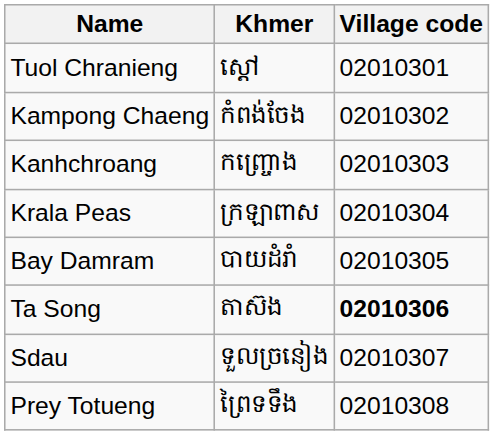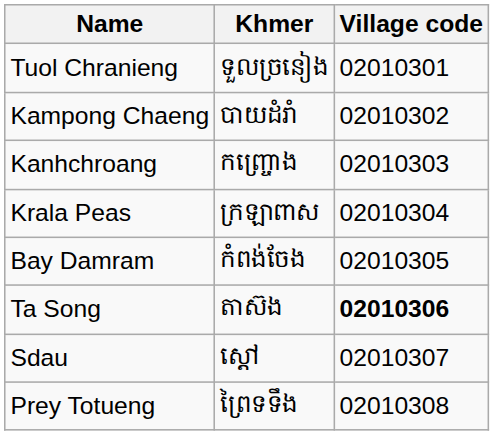(240, 66) ស្តៅ -> (274, 66) ទួលច្រនៀង
(263, 114) កំពង់ចែង -> (259, 114) បាយដំរាំ
(259, 259) បាយដំរាំ -> (263, 259) កំពង់ចែង
(274, 356) ទួលច្រនៀង -> (240, 356) ស្តៅ
